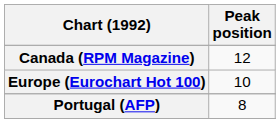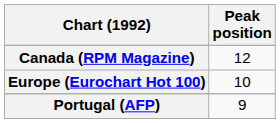(242, 105) 8 -> (242, 105) 9
